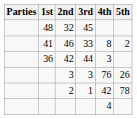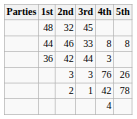(48, 43) 41 -> (48, 43) 44
(127, 43) 2 -> (127, 43) 8
